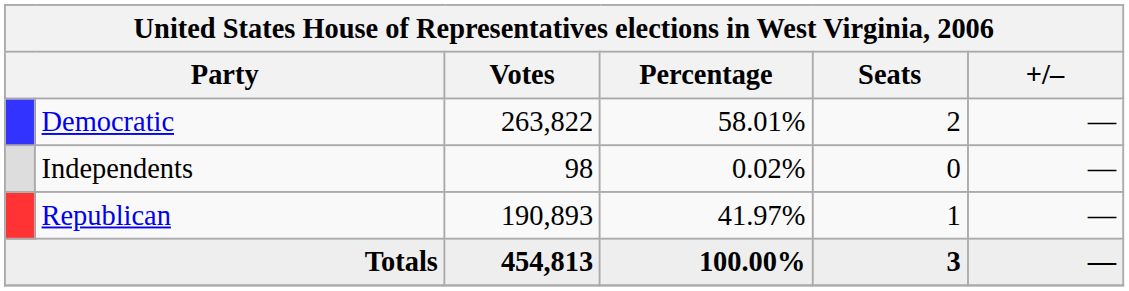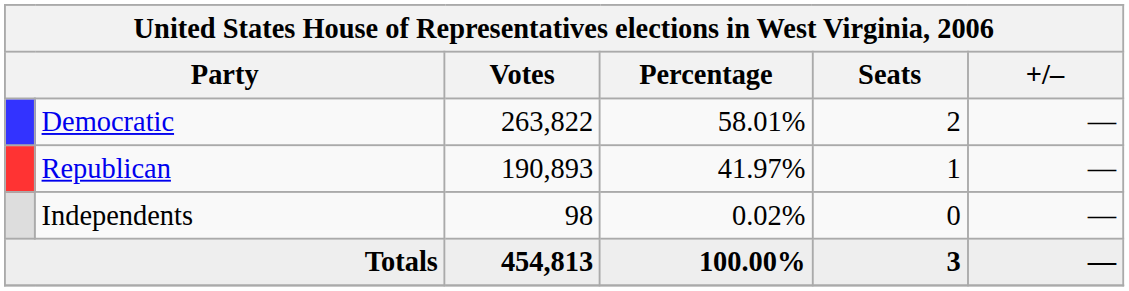rows swapped: (106, 215) <-> (117, 168)
